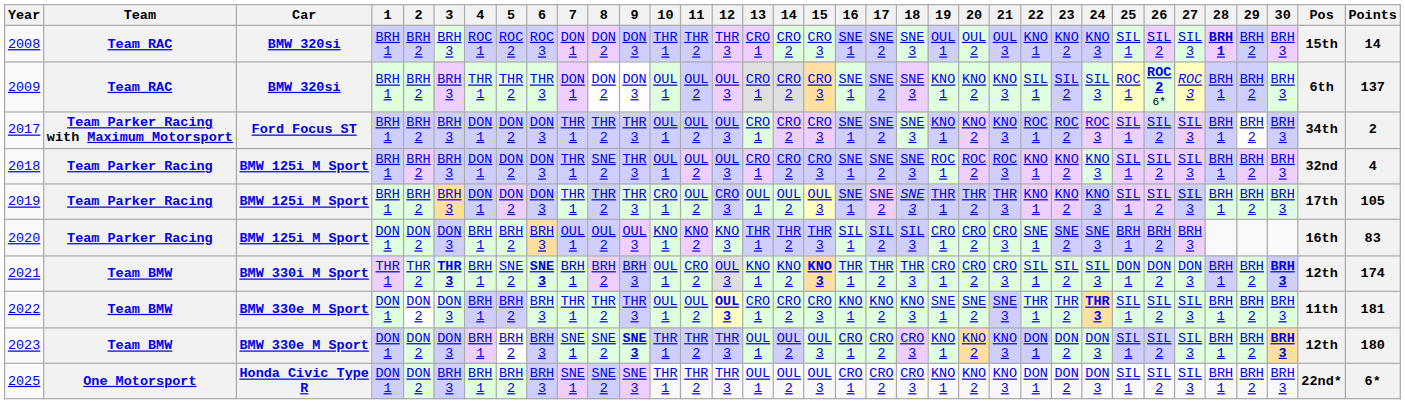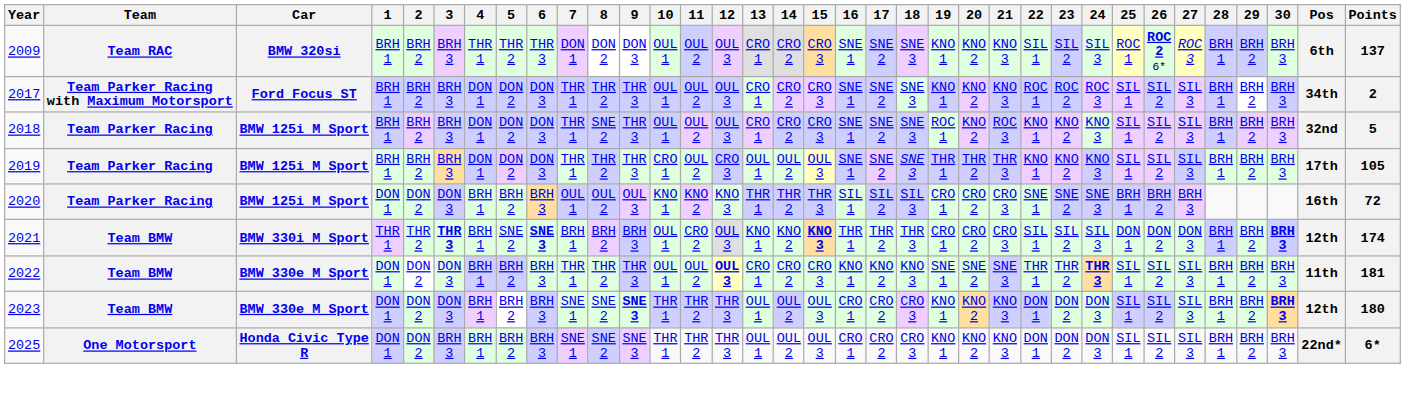- row: (24, 44)
(974, 166) ROC 2 -> (974, 130) KNO 2
(1373, 166) 4 -> (1373, 130) 5
(1373, 238) 83 -> (1373, 202) 72
